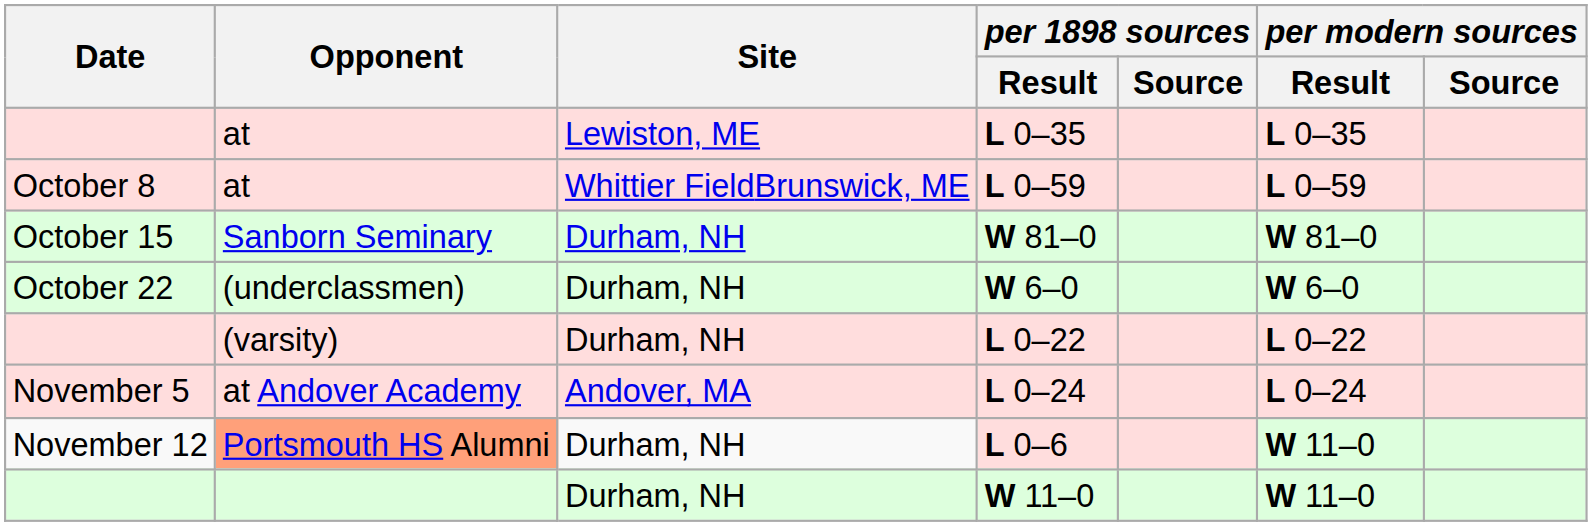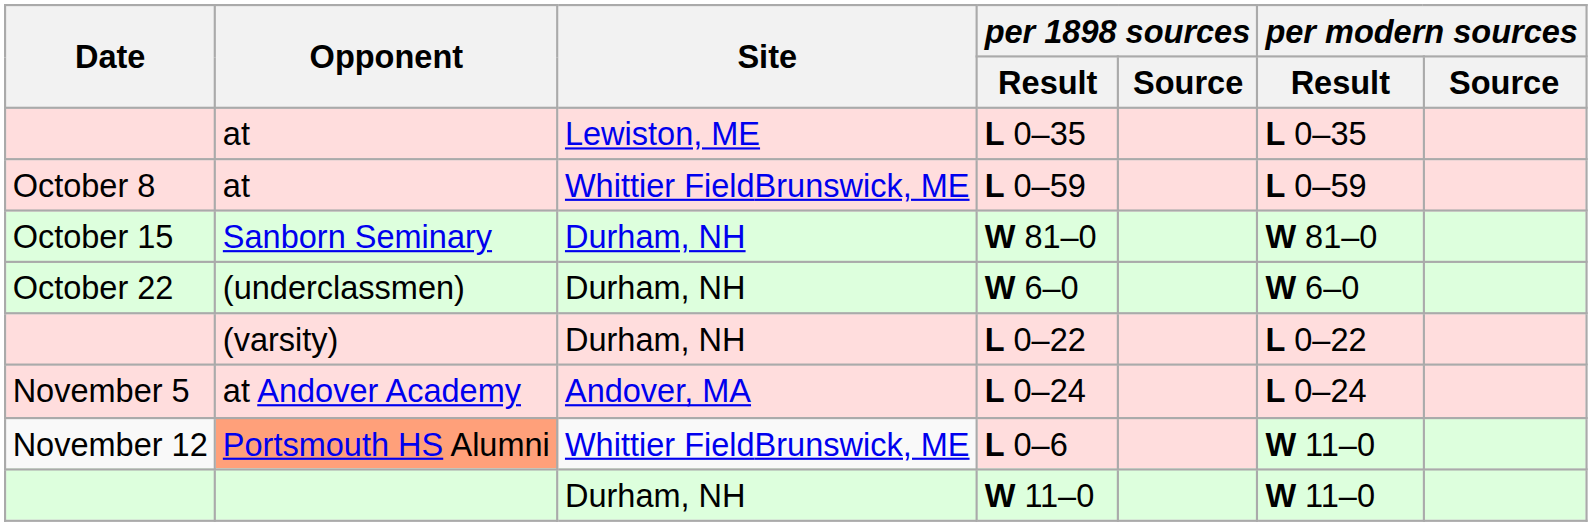(655, 443) Durham, NH -> (767, 443) Whittier FieldBrunswick, ME
